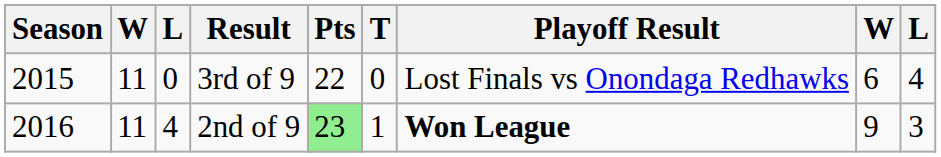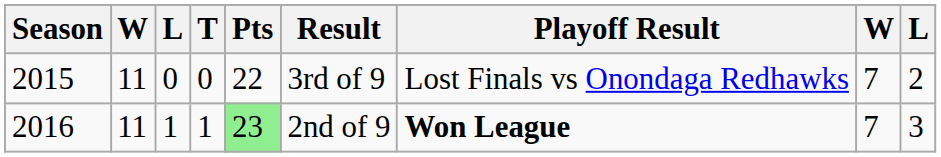columns swapped: (380, 28) <-> (249, 28)
(871, 77) 6 -> (871, 77) 7
(916, 77) 4 -> (916, 77) 2
(170, 126) 4 -> (170, 126) 1
(871, 126) 9 -> (871, 126) 7
